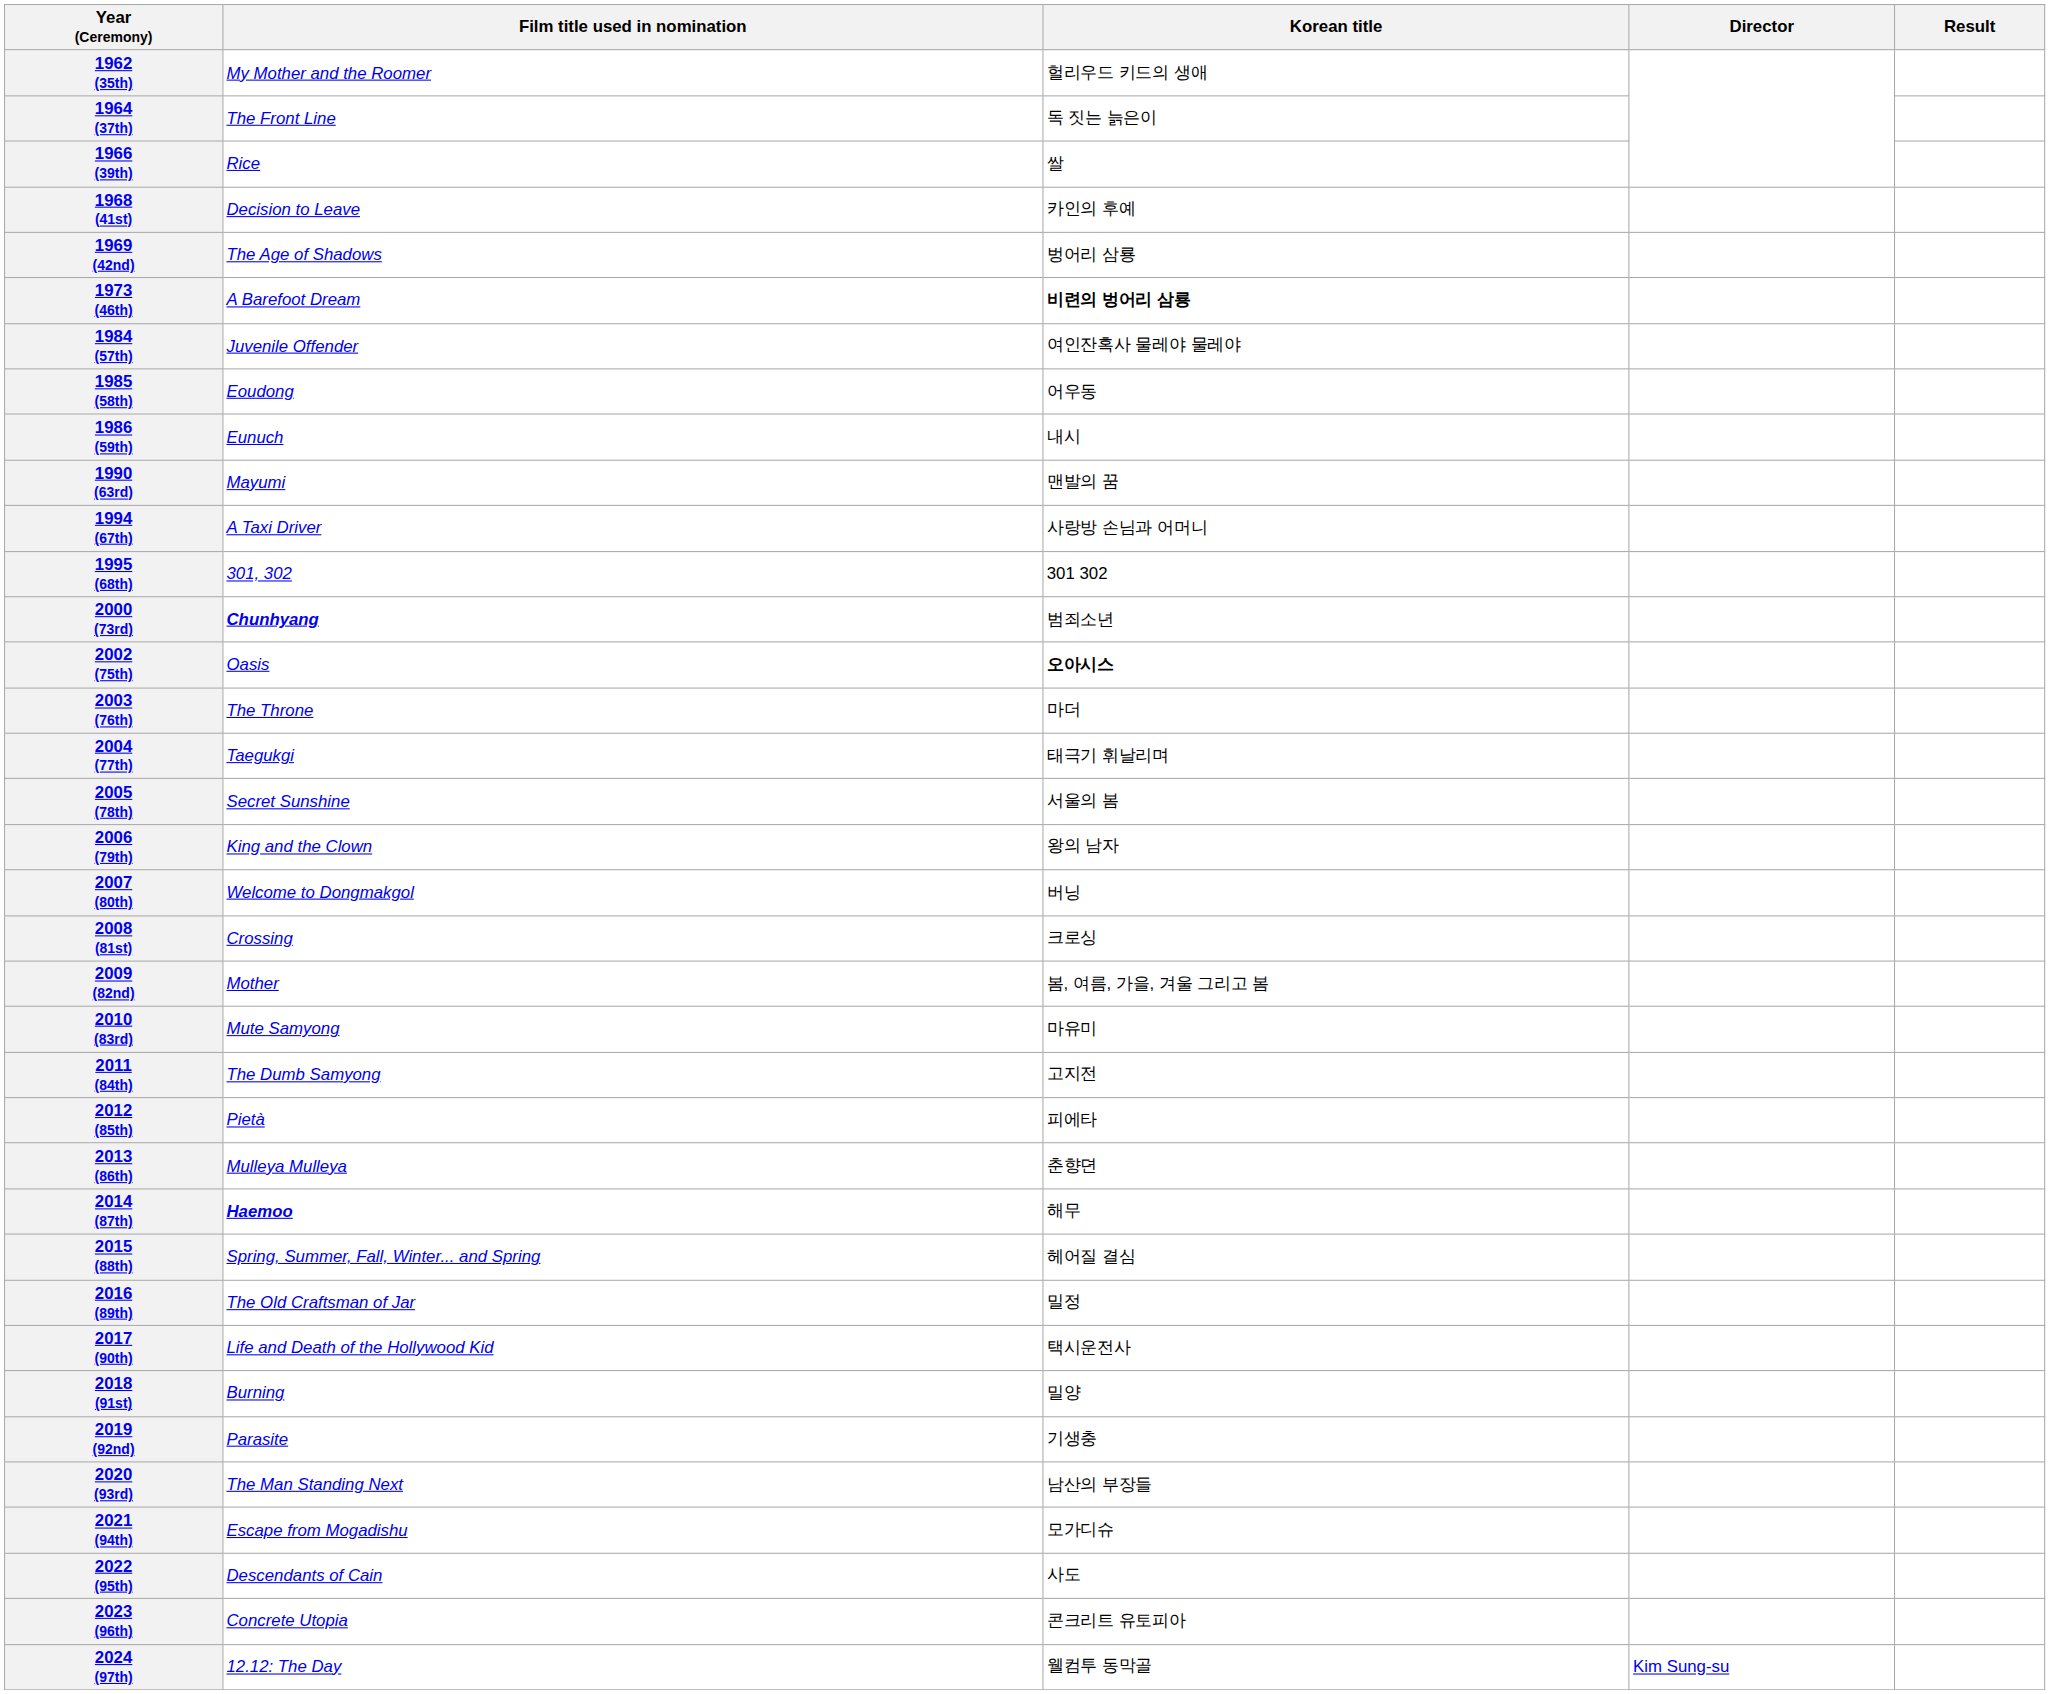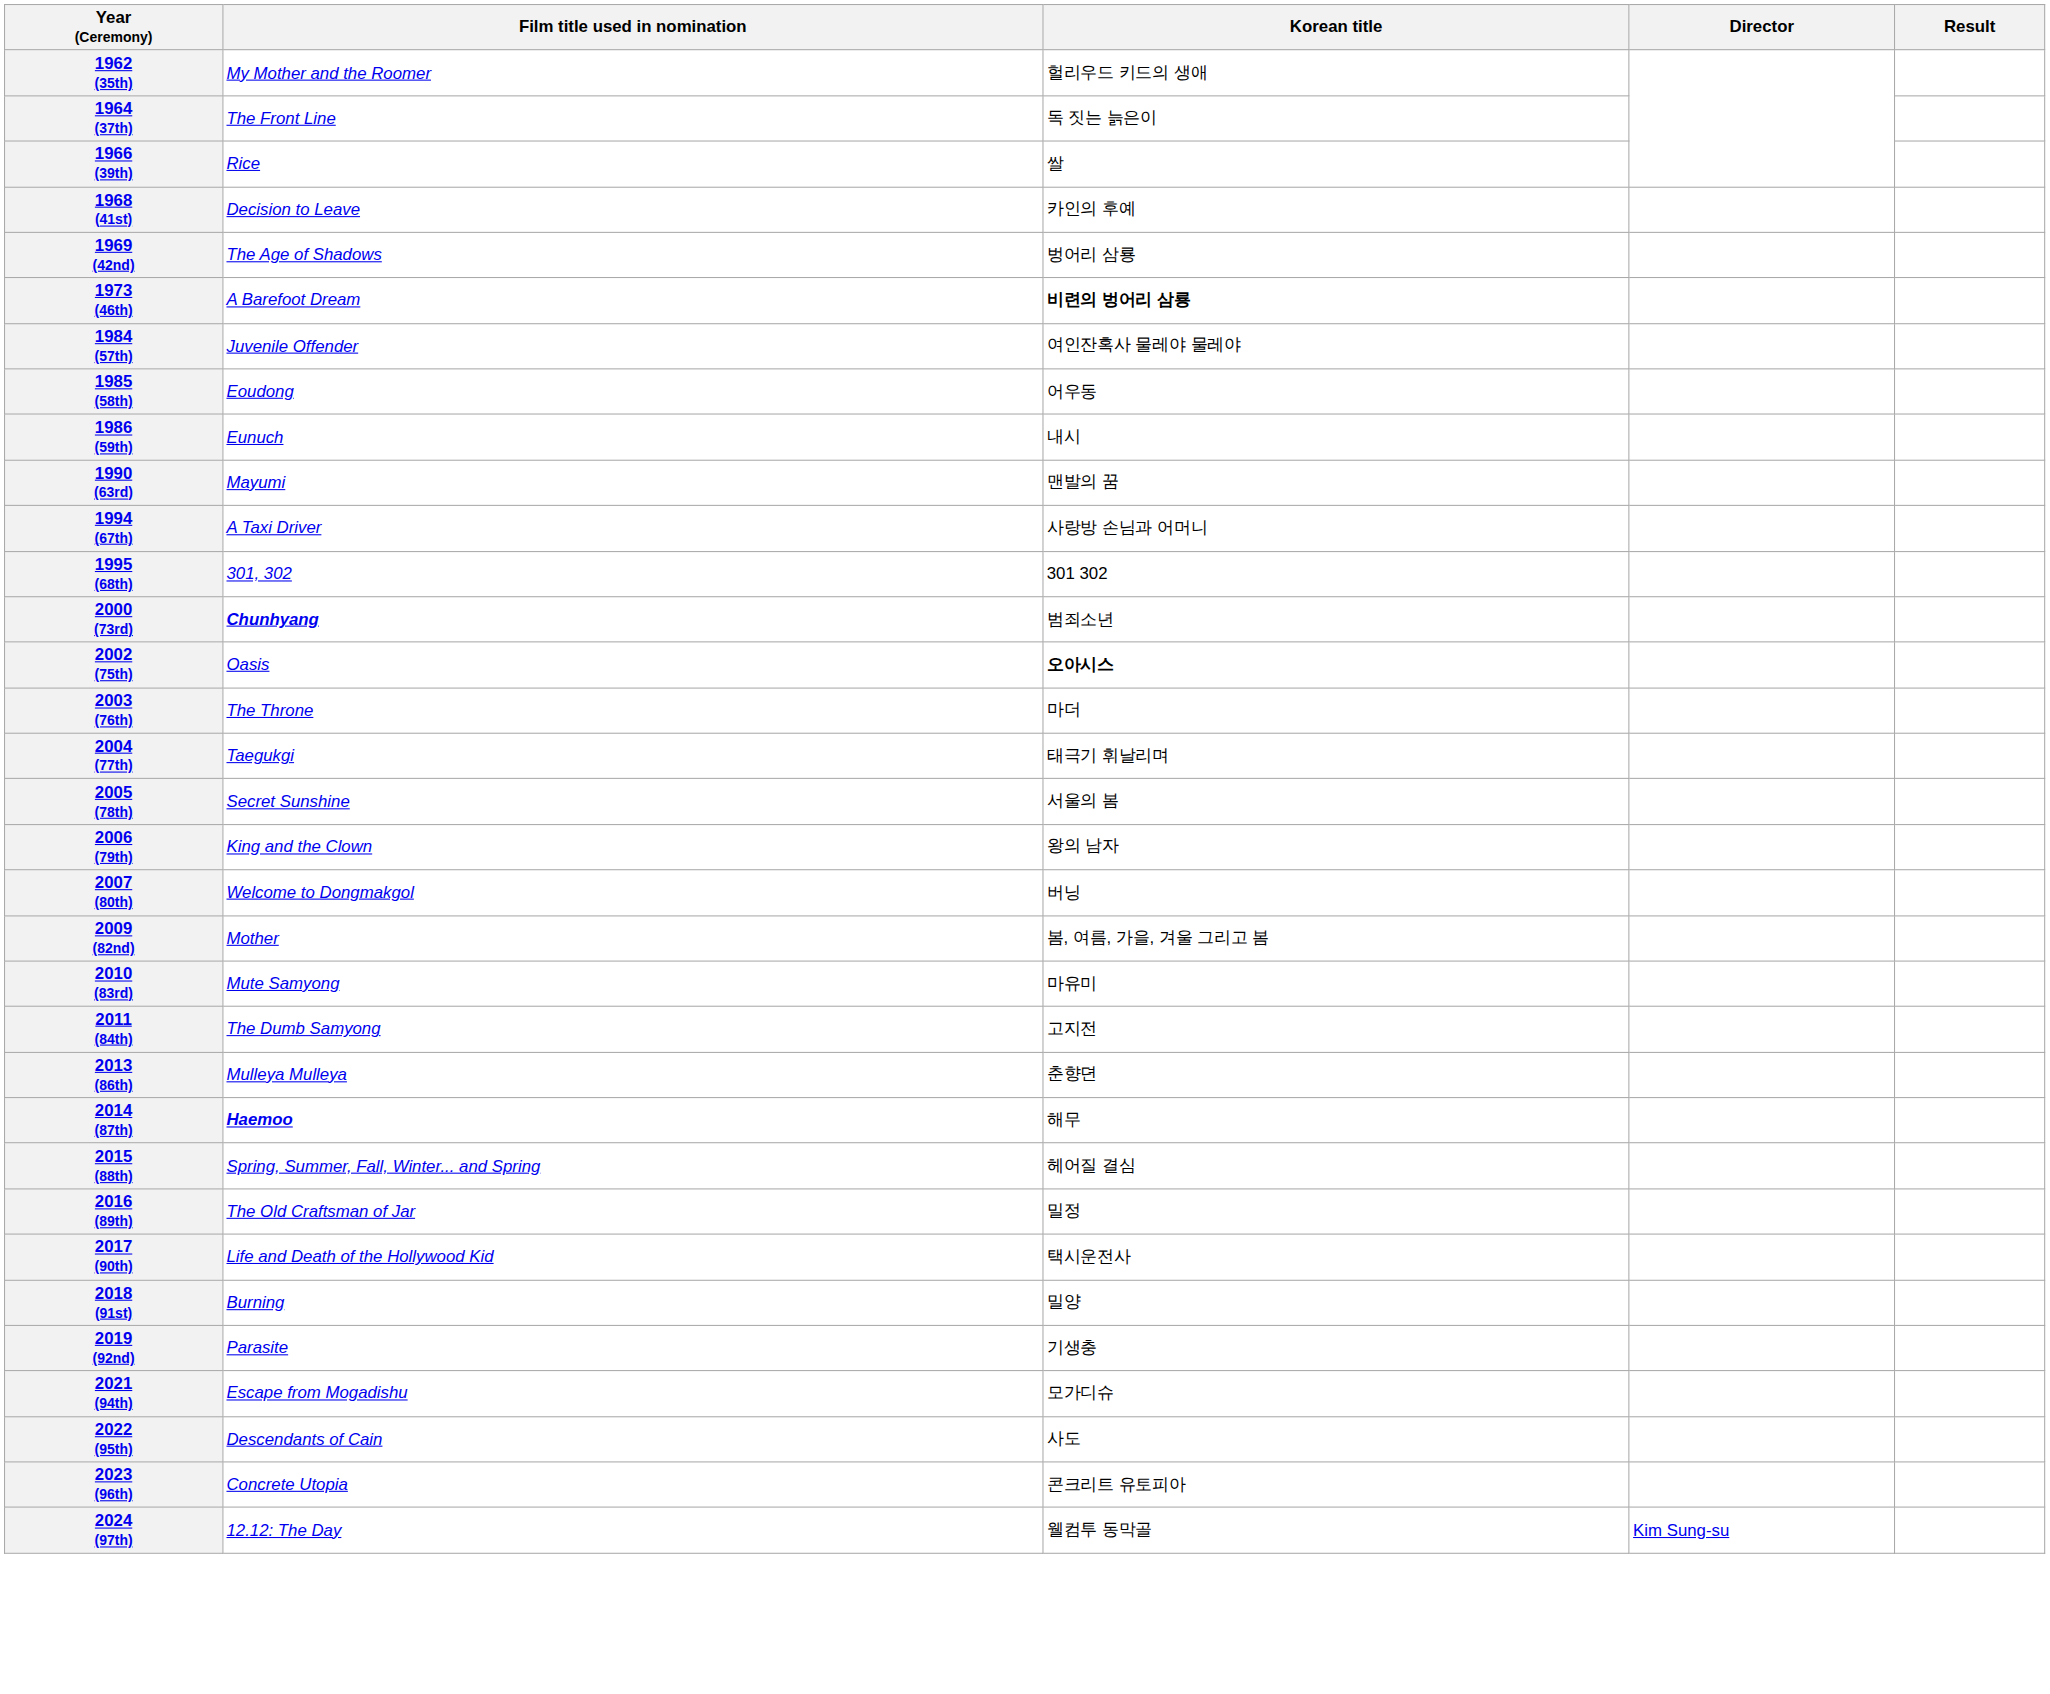- row: (114, 938)
- row: (114, 1120)
- row: (114, 1484)
